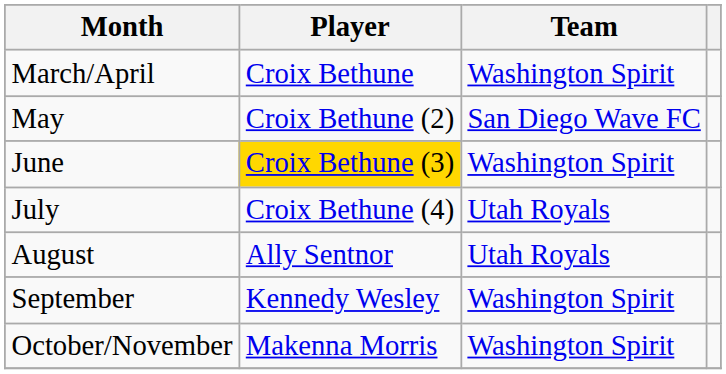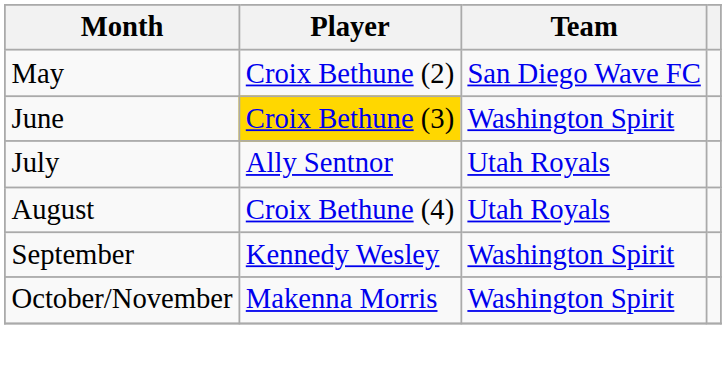- row: (83, 72)
(350, 208) Croix Bethune (4) -> (319, 163) Ally Sentnor
(319, 254) Ally Sentnor -> (350, 208) Croix Bethune (4)
